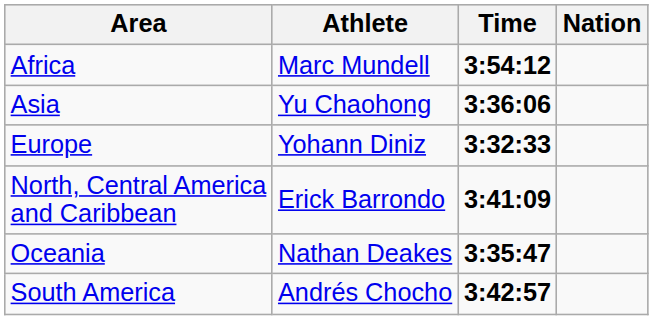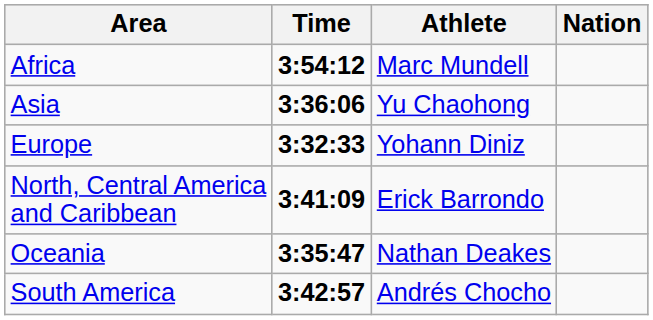columns swapped: (507, 24) <-> (365, 24)
